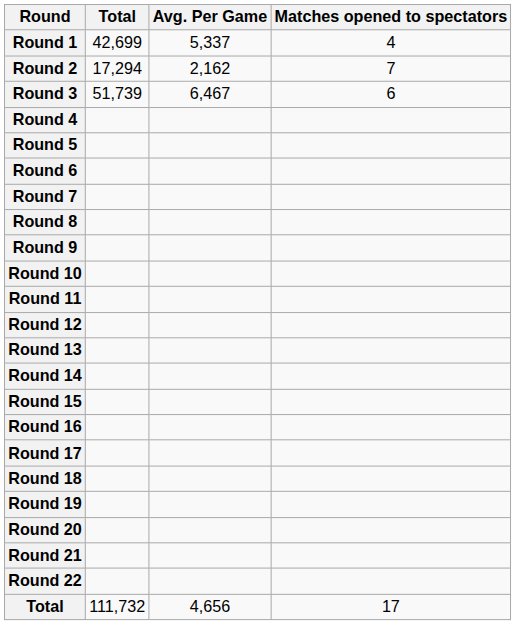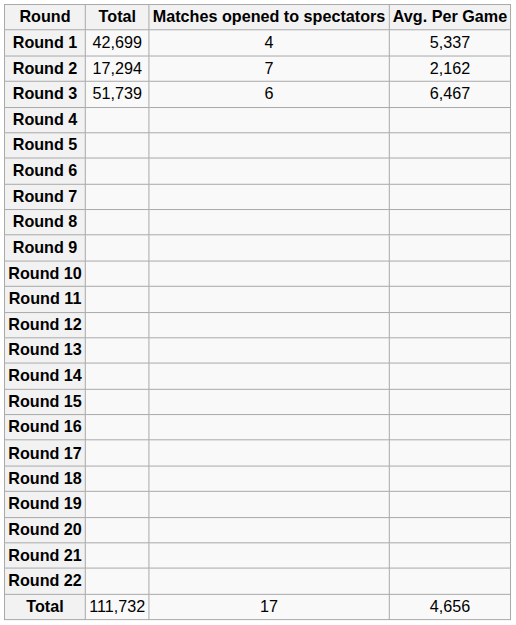columns swapped: (391, 17) <-> (210, 17)
